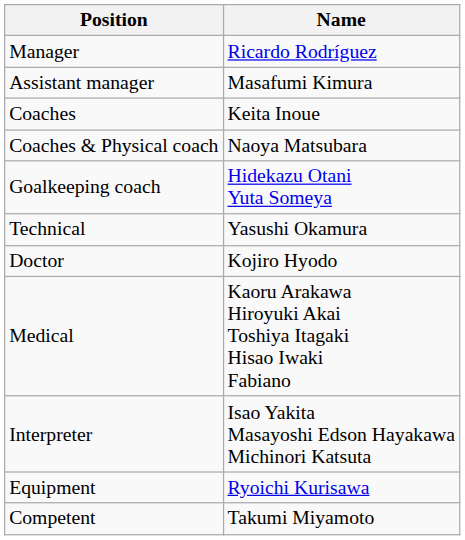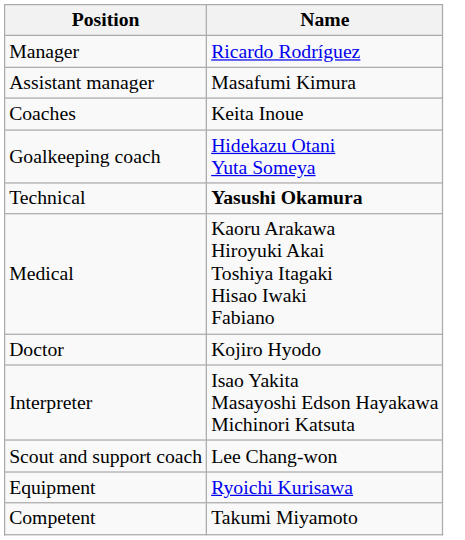- row: (114, 144)
(297, 229) normal -> (287, 198) bold
rows swapped: (36, 260) <-> (41, 336)
+ row: (106, 455)
